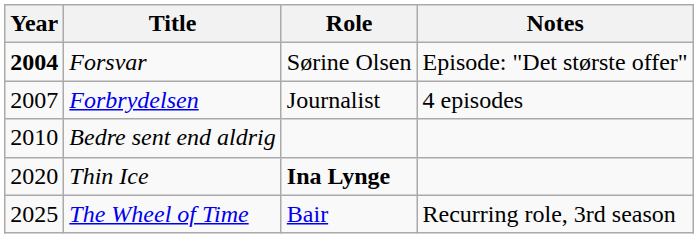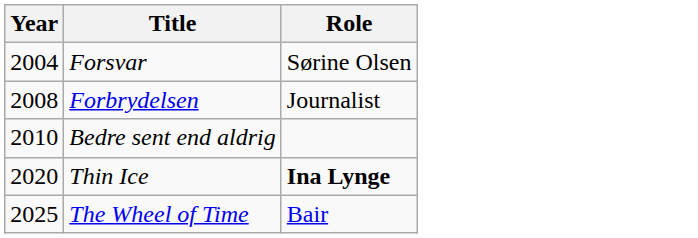- column: (555, 23)
(34, 61) bold -> (34, 61) normal
(34, 99) 2007 -> (34, 99) 2008
